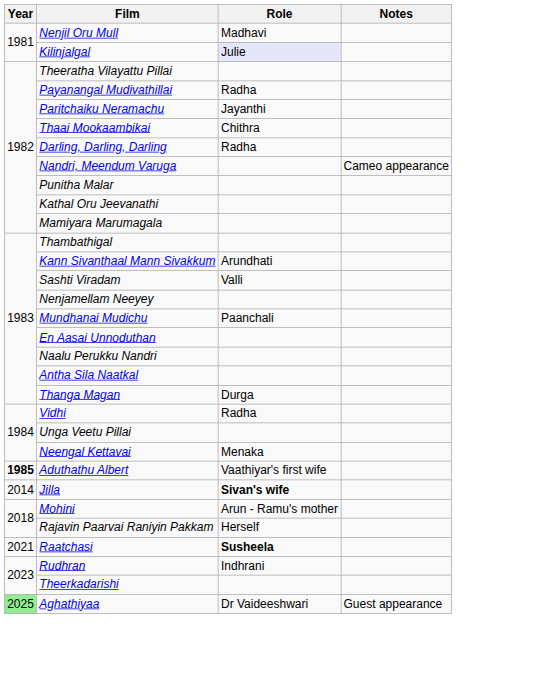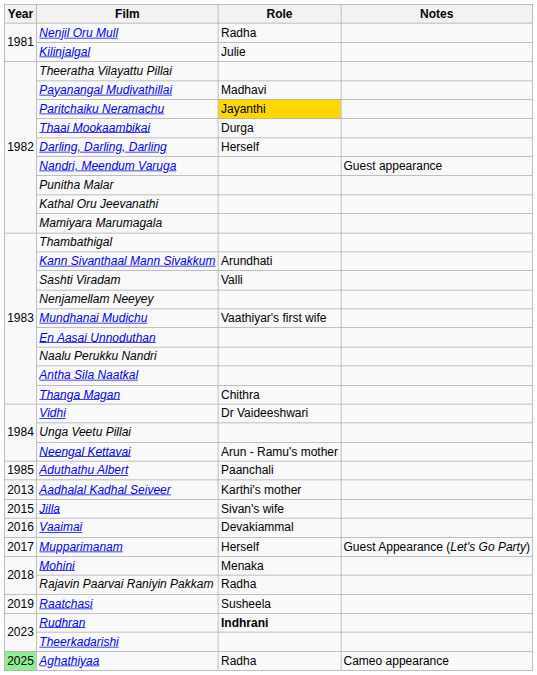(244, 33) Madhavi -> (239, 33) Radha
(233, 52) lavender background -> (233, 52) no background
(239, 90) Radha -> (244, 90) Madhavi
(243, 109) no background -> (243, 109) gold background
(240, 128) Chithra -> (237, 128) Durga
(239, 147) Radha -> (240, 147) Herself
(396, 166) Cameo appearance -> (393, 166) Guest appearance
(247, 318) Paanchali -> (274, 318) Vaathiyar's first wife
(237, 394) Durga -> (240, 394) Chithra
(239, 413) Radha -> (265, 413) Dr Vaideeshwari
(242, 451) Menaka -> (279, 451) Arun - Ramu's mother
(20, 470) bold -> (20, 470) normal
(274, 470) Vaathiyar's first wife -> (247, 470) Paanchali
+ row: (105, 489)
(20, 489) 2014 -> (20, 508) 2015
(255, 489) bold -> (252, 508) normal
+ row: (61, 527)
+ row: (81, 546)
(279, 508) Arun - Ramu's mother -> (242, 565) Menaka
(240, 527) Herself -> (239, 584) Radha
(20, 546) 2021 -> (20, 603) 2019
(247, 546) bold -> (246, 603) normal
(243, 565) normal -> (245, 623) bold
(265, 603) Dr Vaideeshwari -> (239, 661) Radha
(393, 603) Guest appearance -> (396, 661) Cameo appearance
